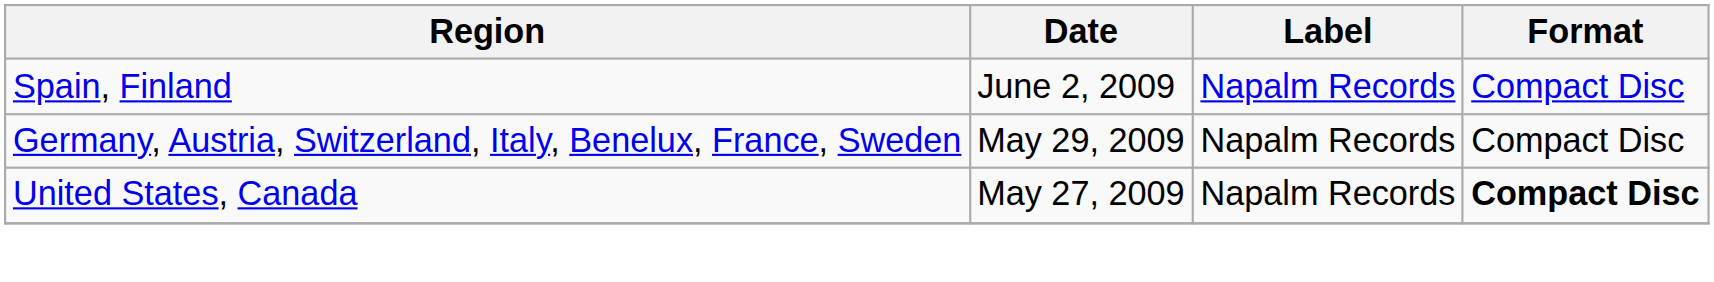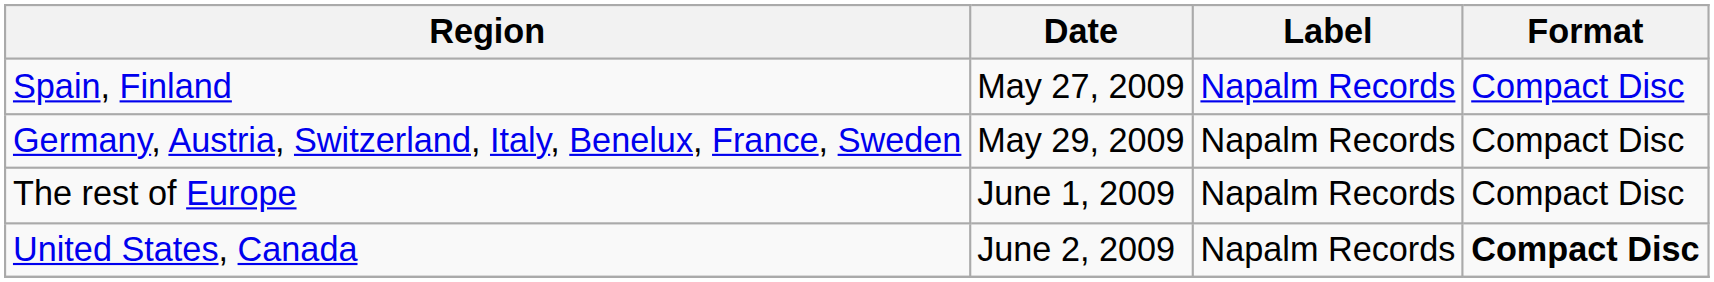(1076, 85) June 2, 2009 -> (1081, 85) May 27, 2009
+ row: (155, 194)
(1081, 194) May 27, 2009 -> (1076, 248) June 2, 2009
